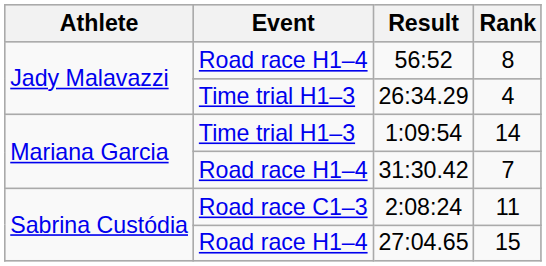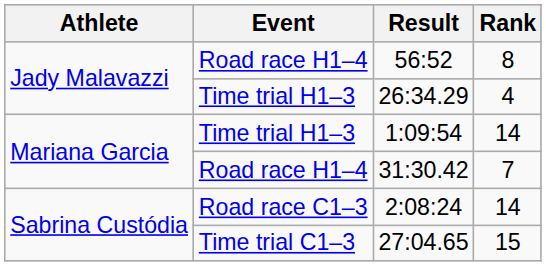(508, 207) 11 -> (508, 207) 14
(283, 243) Road race H1–4 -> (277, 243) Time trial C1–3
